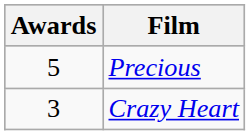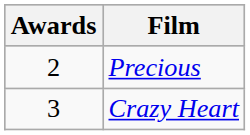(54, 66) 5 -> (54, 66) 2
